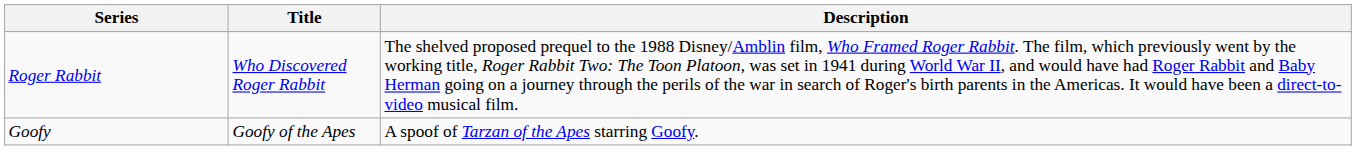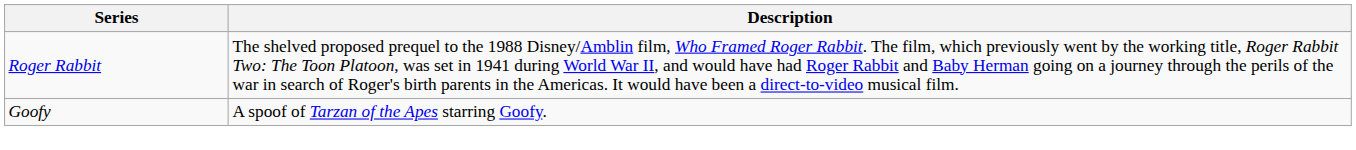- column: (304, 18)
